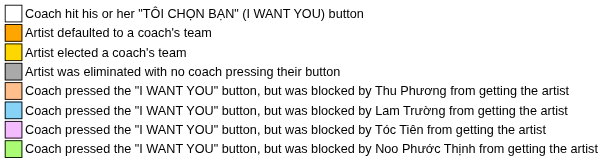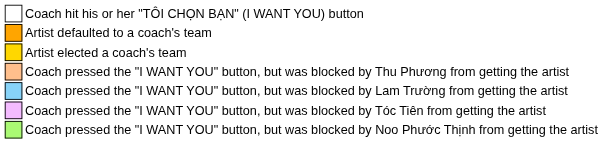- row: (183, 72)
